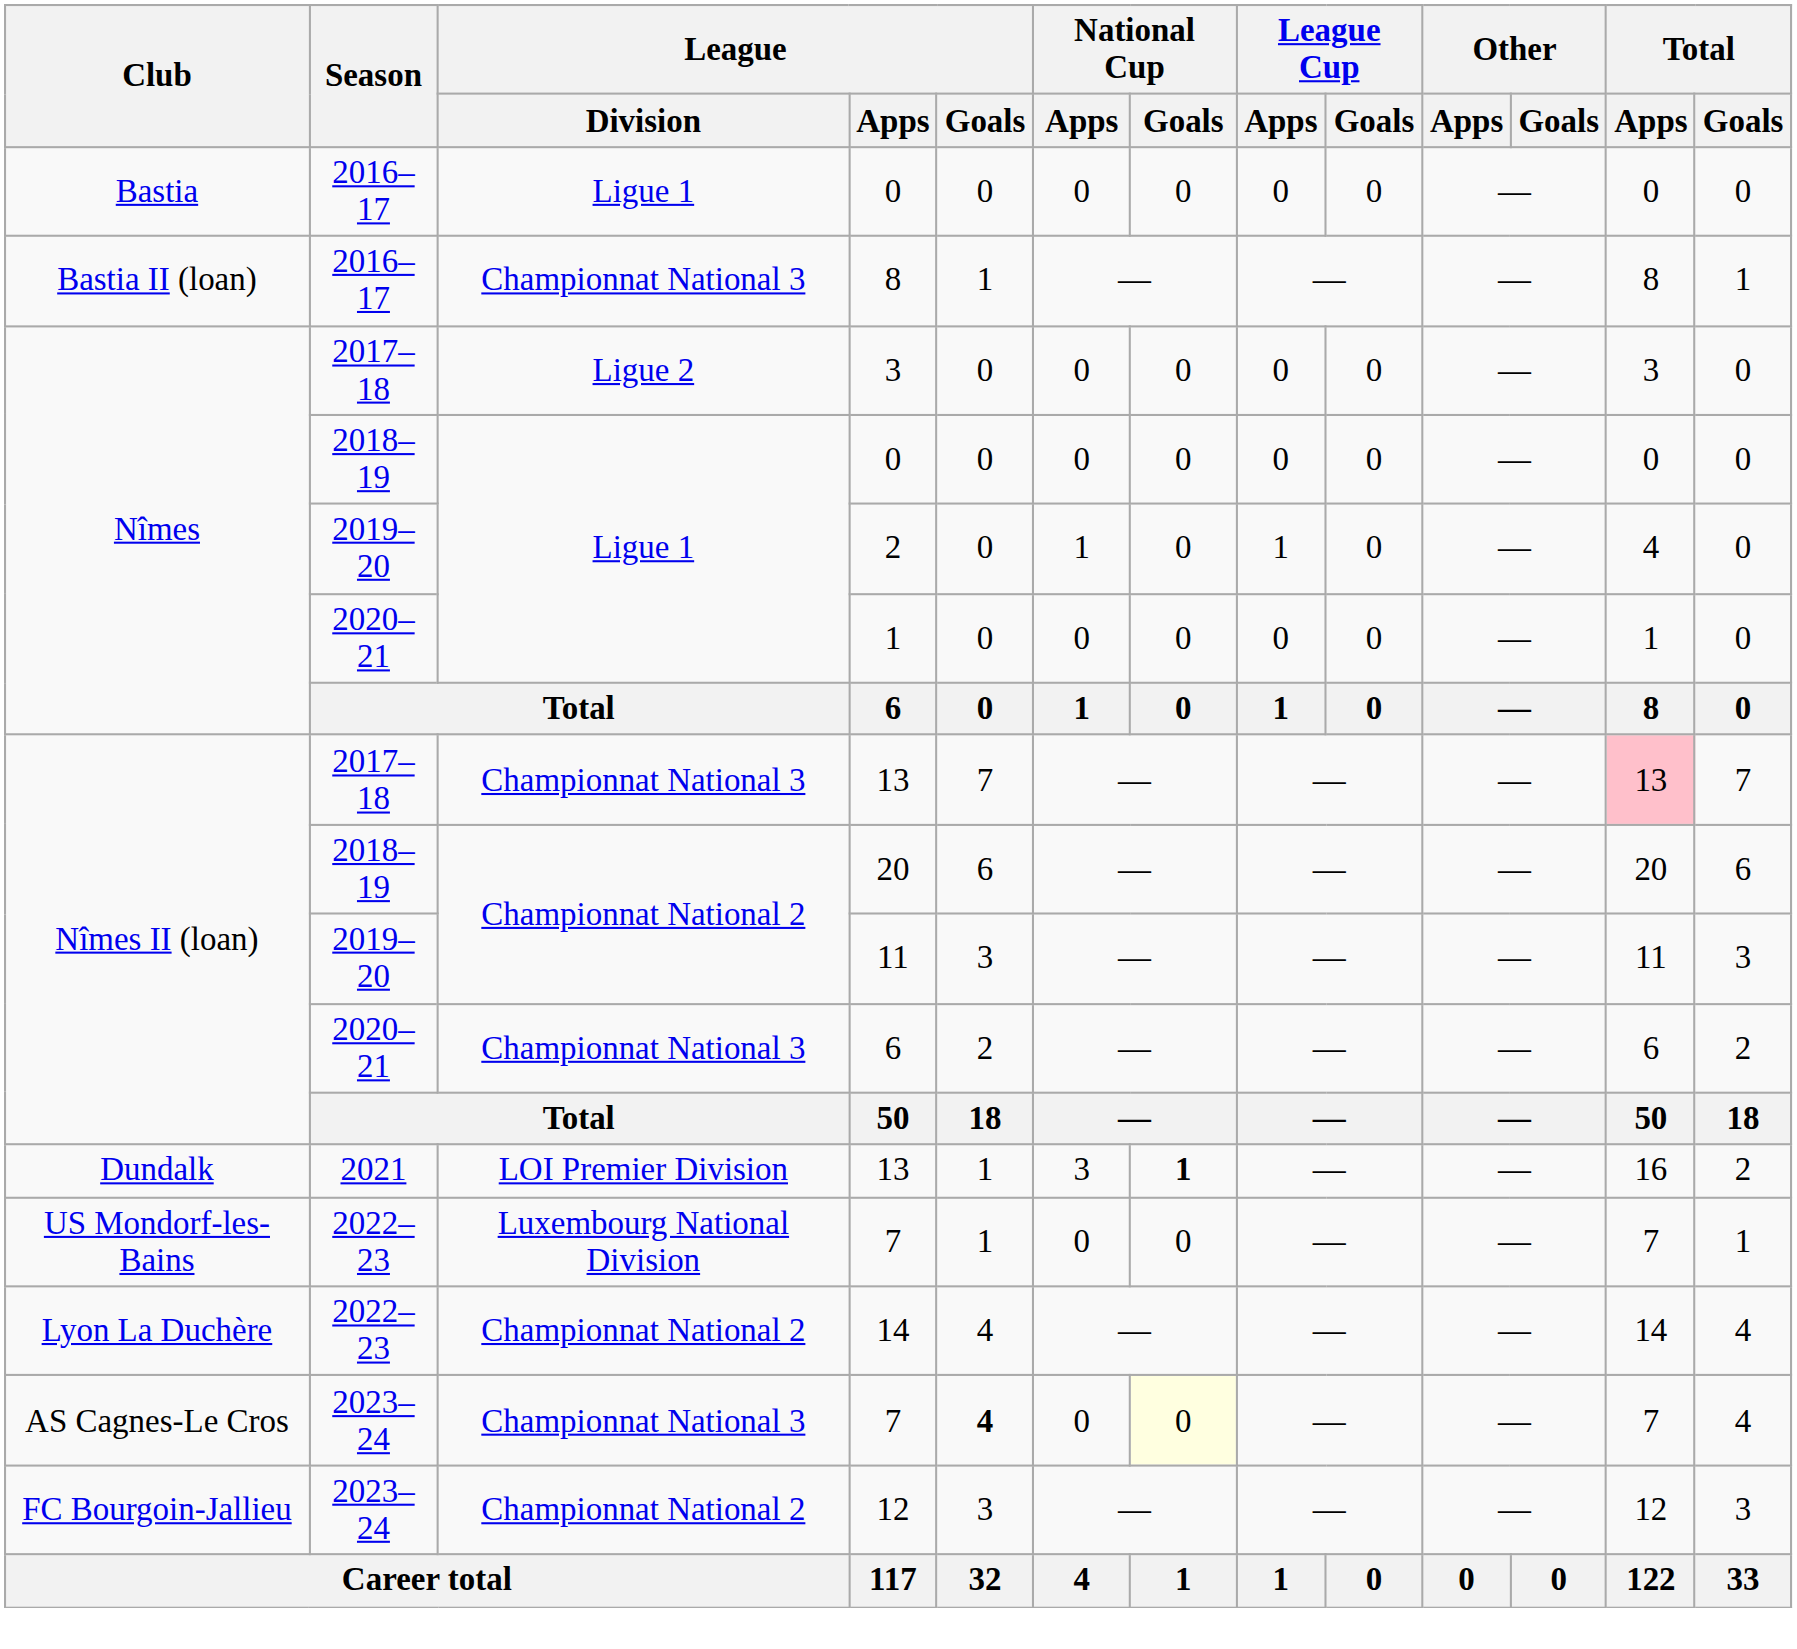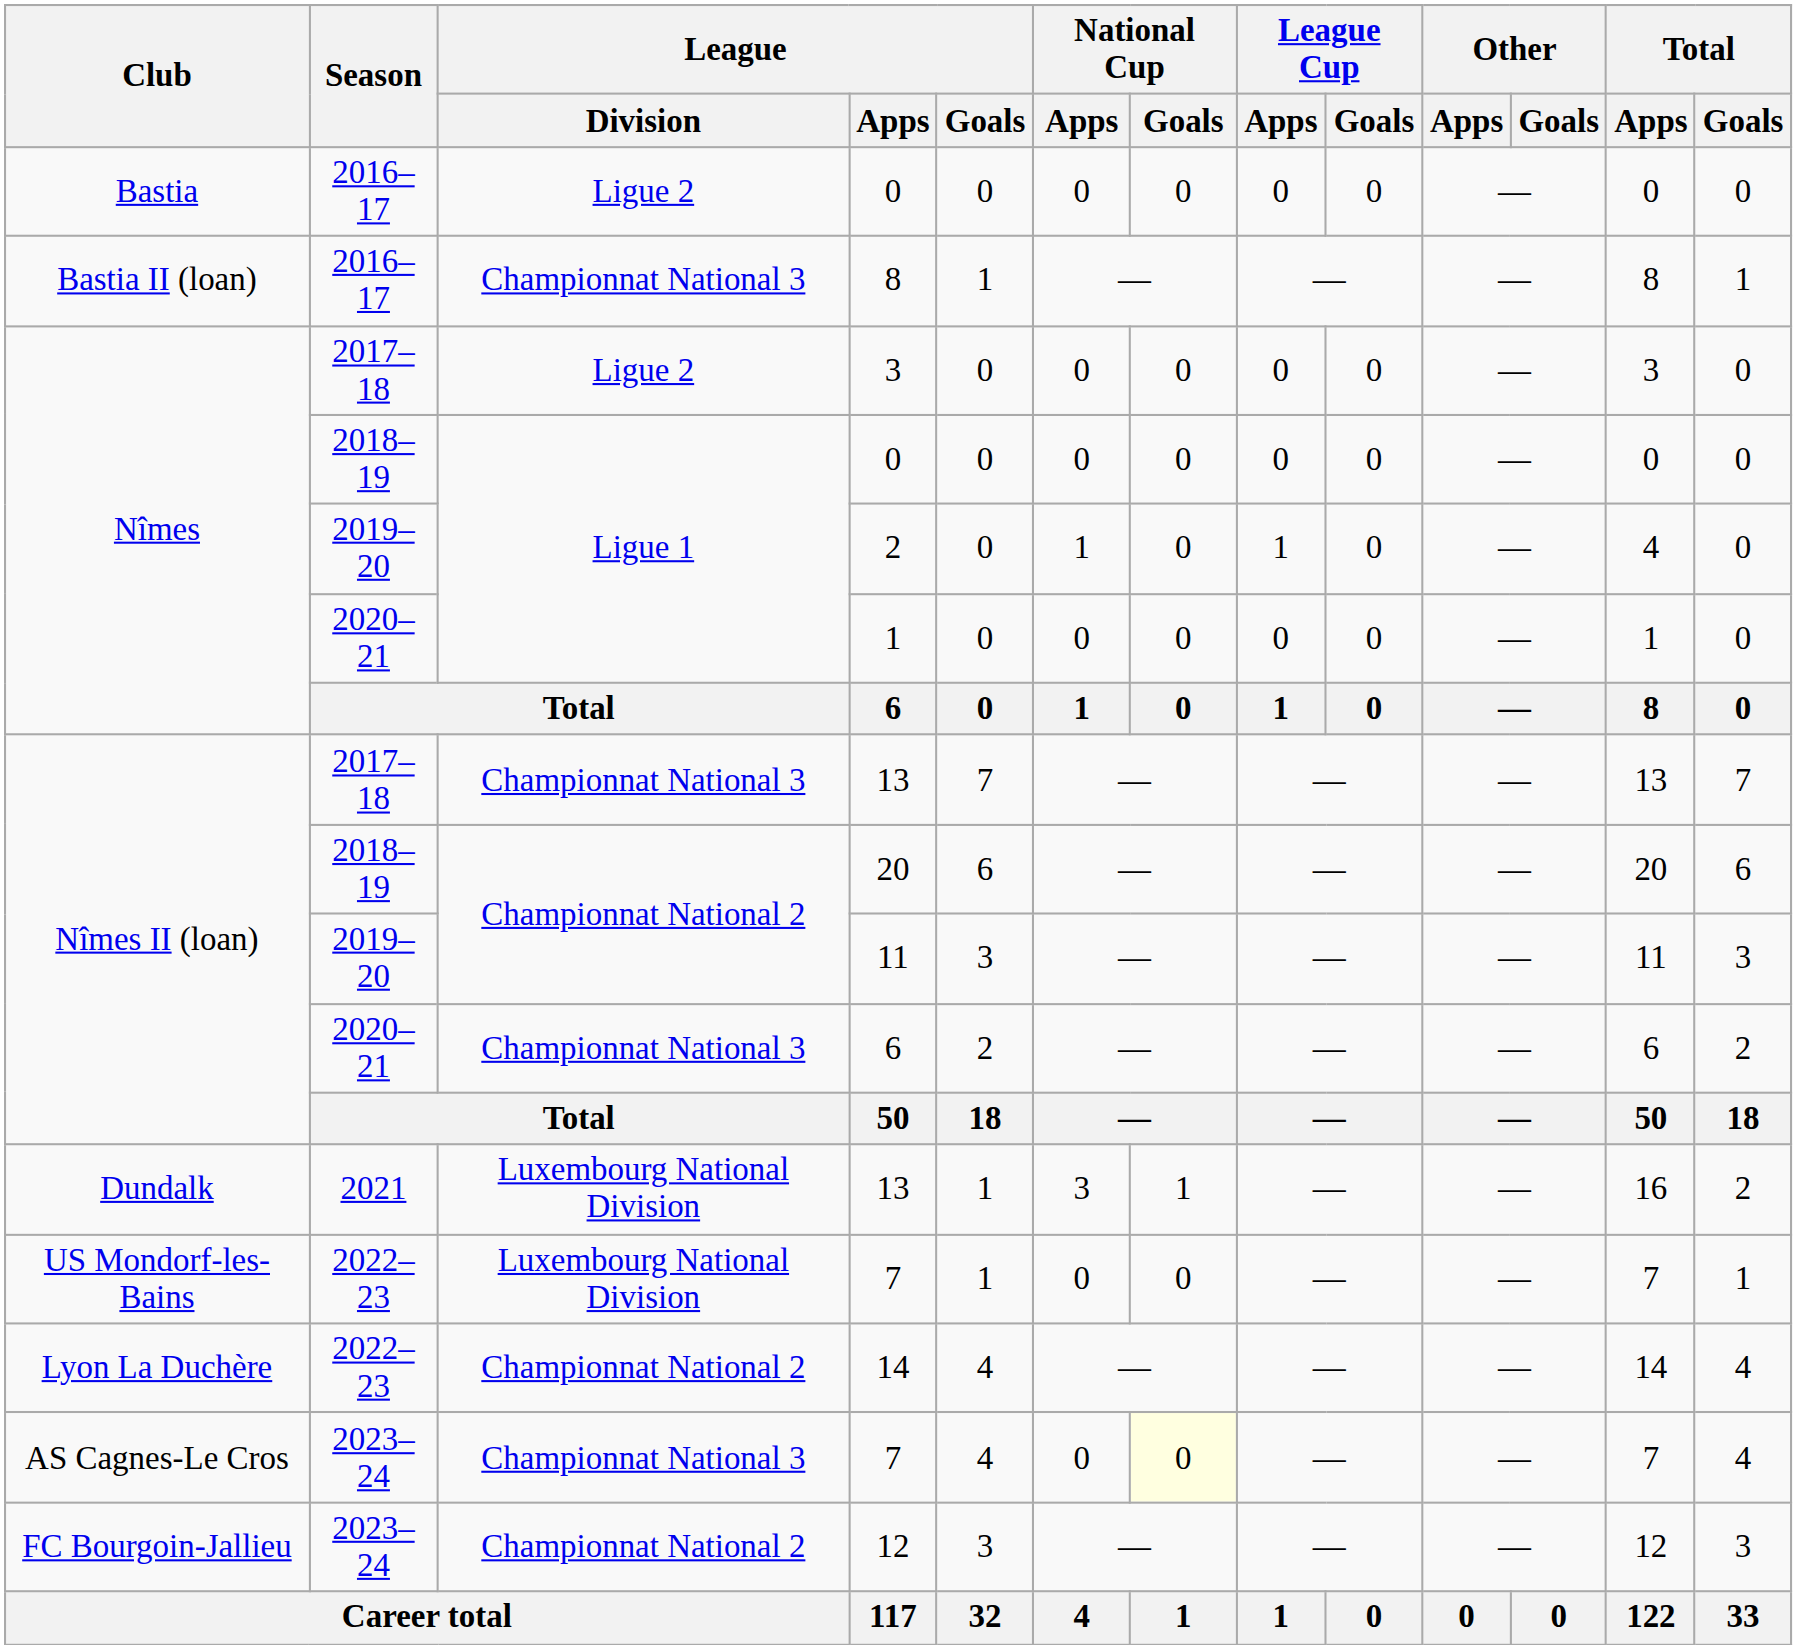(643, 190) Ligue 1 -> (643, 190) Ligue 2
(1651, 779) pink background -> (1651, 779) no background
(643, 1170) LOI Premier Division -> (643, 1188) Luxembourg National Division
(1183, 1170) bold -> (1183, 1188) normal
(985, 1419) bold -> (985, 1456) normal
